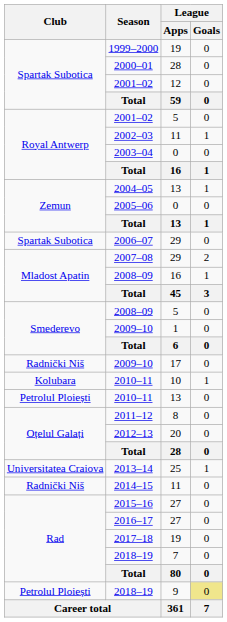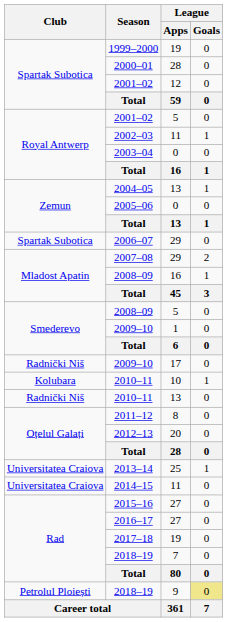(55, 398) Petrolul Ploiești -> (55, 398) Radnički Niš
(55, 485) Radnički Niš -> (55, 485) Universitatea Craiova
